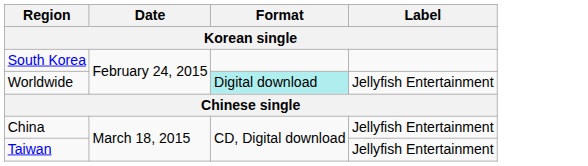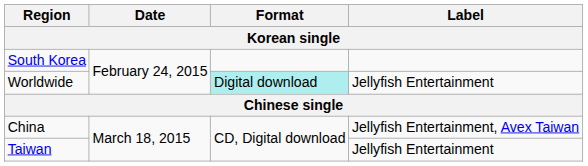(423, 127) Jellyfish Entertainment -> (466, 127) Jellyfish Entertainment, Avex Taiwan
